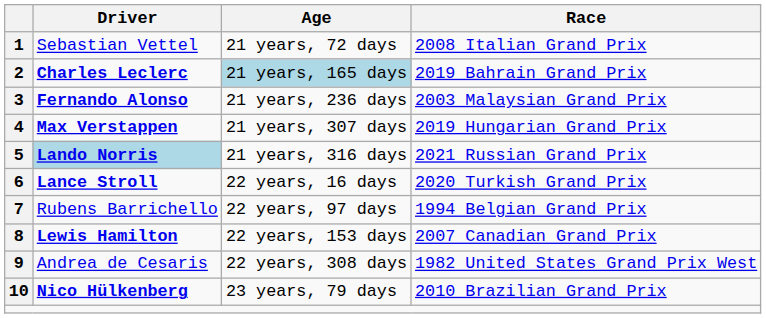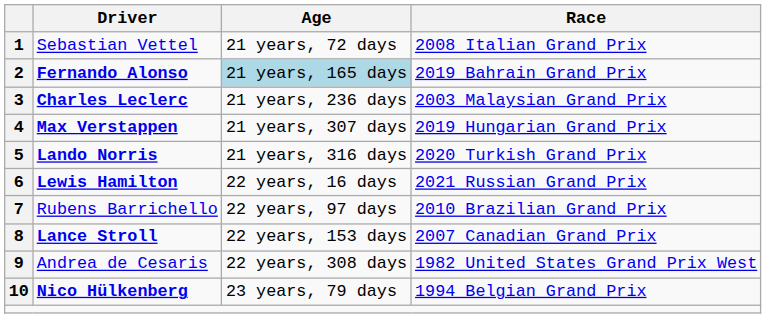(112, 73) Charles Leclerc -> (112, 73) Fernando Alonso
(112, 100) Fernando Alonso -> (112, 100) Charles Leclerc
(97, 155) lightblue background -> (97, 155) no background
(531, 155) 2021 Russian Grand Prix -> (531, 155) 2020 Turkish Grand Prix
(97, 182) Lance Stroll -> (107, 182) Lewis Hamilton
(531, 182) 2020 Turkish Grand Prix -> (531, 182) 2021 Russian Grand Prix
(531, 210) 1994 Belgian Grand Prix -> (541, 210) 2010 Brazilian Grand Prix
(107, 237) Lewis Hamilton -> (97, 237) Lance Stroll
(541, 292) 2010 Brazilian Grand Prix -> (531, 292) 1994 Belgian Grand Prix
